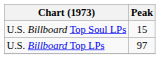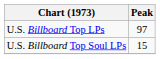rows swapped: (56, 45) <-> (66, 29)
